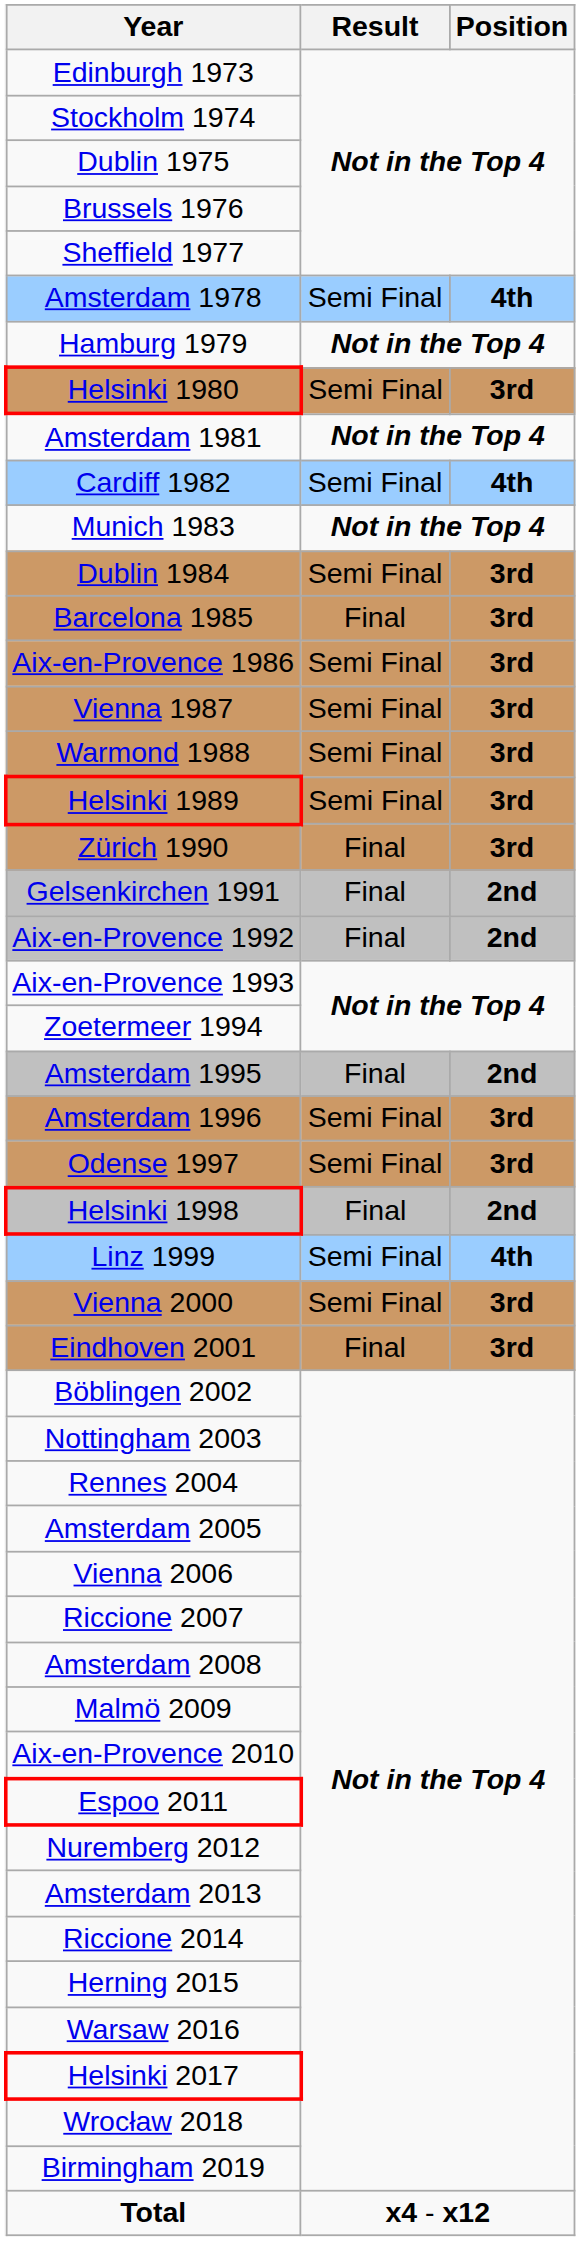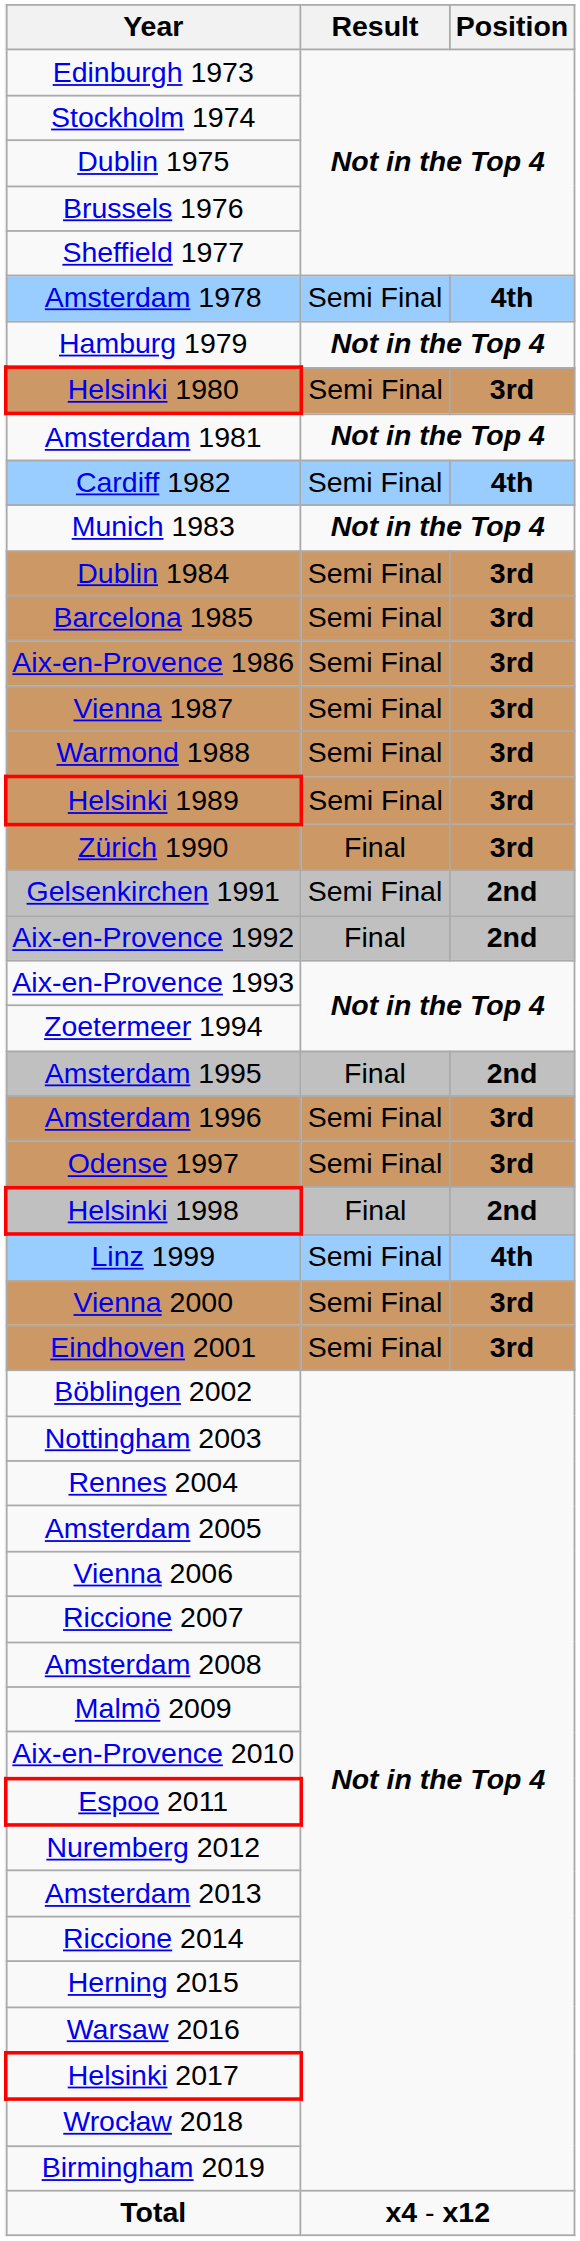(375, 617) Final -> (375, 617) Semi Final
(375, 892) Final -> (375, 892) Semi Final
(375, 1347) Final -> (375, 1347) Semi Final
